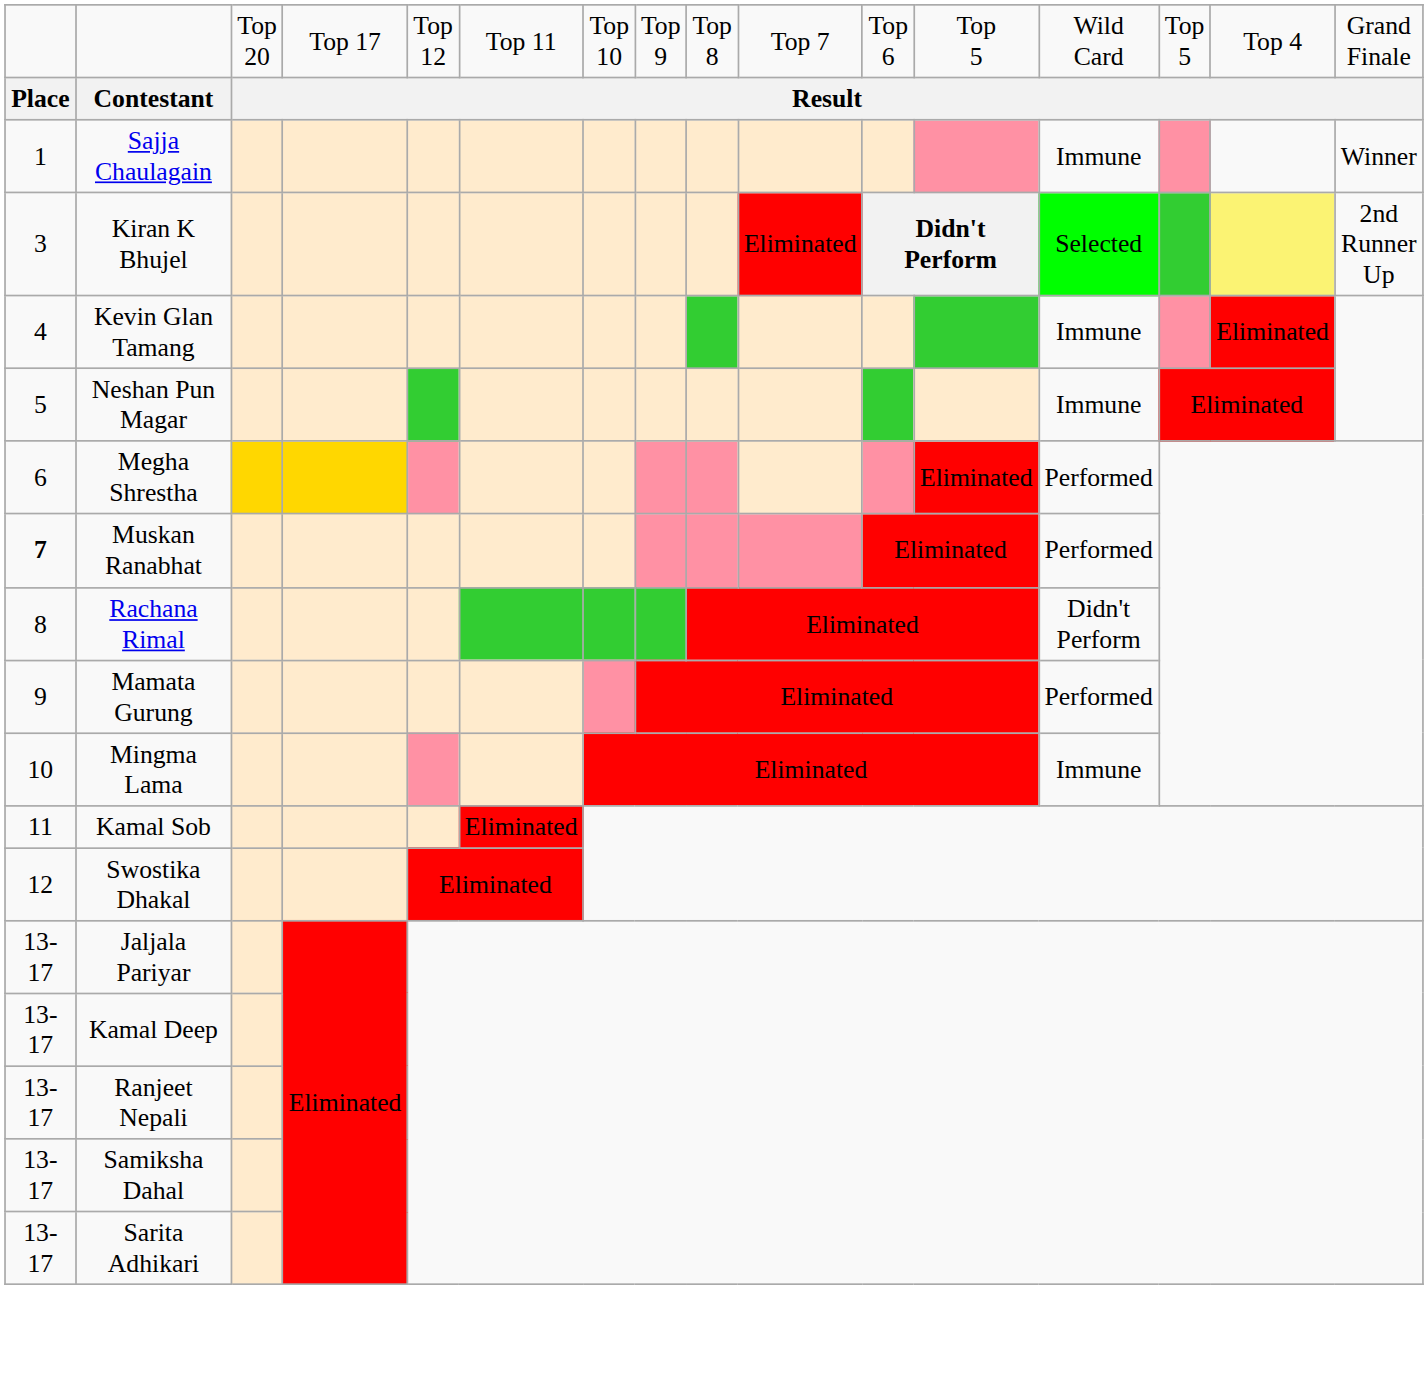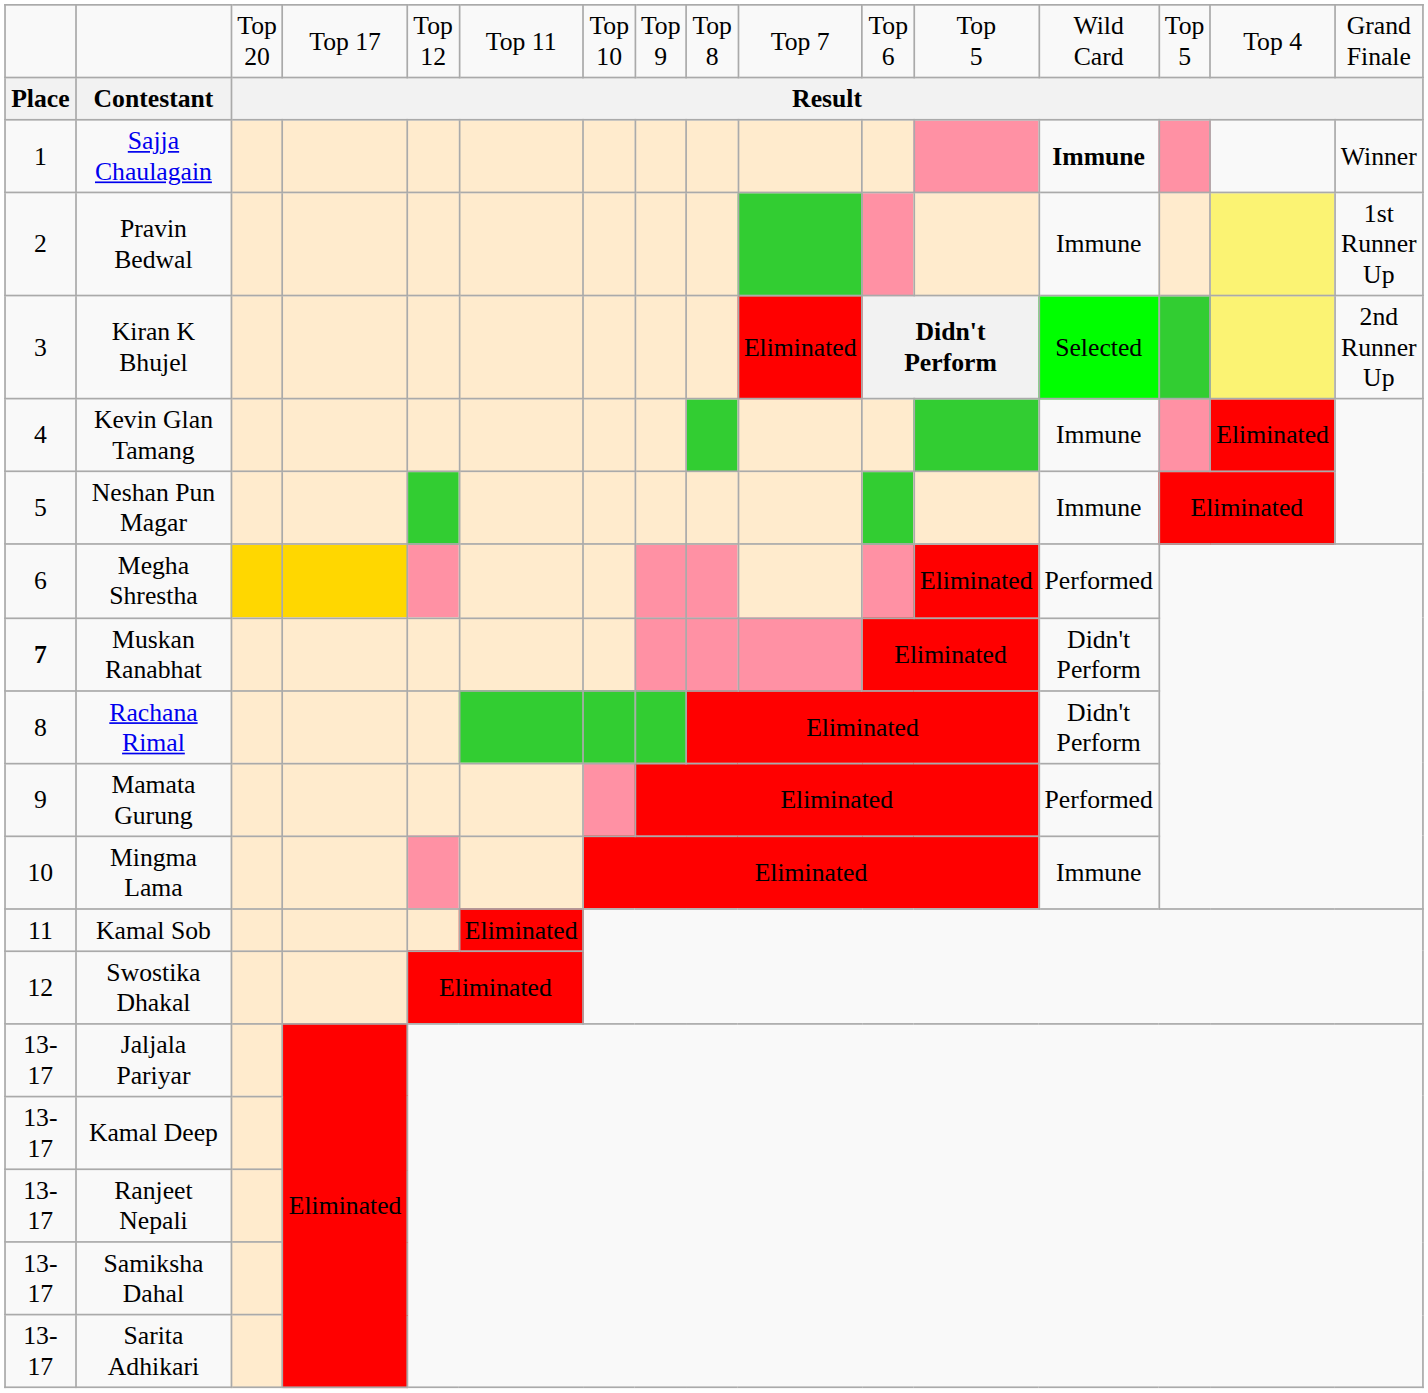(1099, 156) normal -> (1099, 156) bold
+ row: (153, 244)
(1099, 550) Performed -> (1099, 653) Didn't Perform
